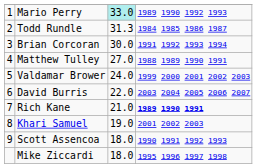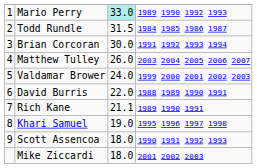(122, 28) 31.3 -> (122, 28) 31.5
(122, 60) 27.0 -> (122, 60) 26.0
(182, 60) 1988 1989 1990 1991 -> (194, 60) 2003 2004 2005 2006 2007
(194, 92) 2003 2004 2005 2006 2007 -> (182, 92) 1988 1989 1990 1991
(122, 108) 21.0 -> (122, 108) 21.1
(170, 108) bold -> (170, 108) normal
(170, 124) 2001 2002 2003 -> (182, 124) 1995 1996 1997 1998
(182, 155) 1995 1996 1997 1998 -> (170, 155) 2001 2002 2003
